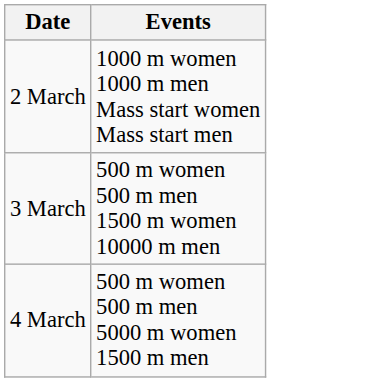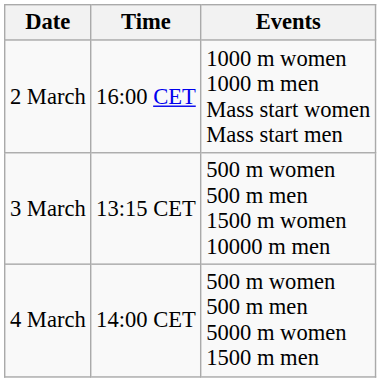+ column: (146, 22)
